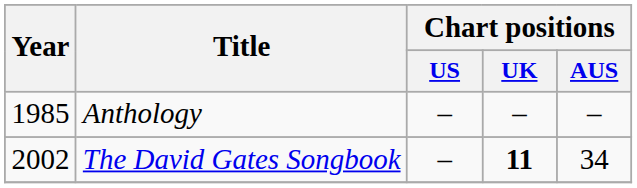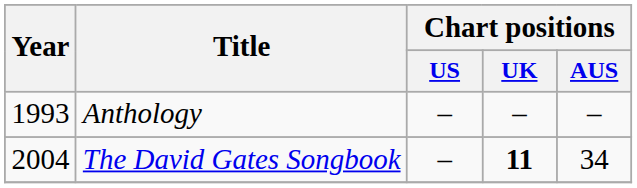(41, 113) 1985 -> (41, 113) 1993
(41, 159) 2002 -> (41, 159) 2004
